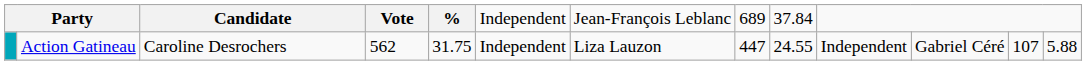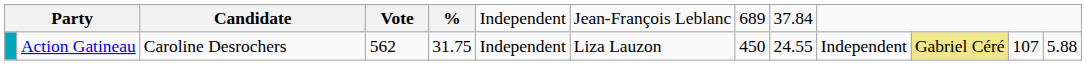(752, 45) 447 -> (752, 45) 450
(960, 45) no background -> (960, 45) khaki background
